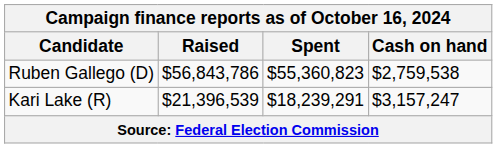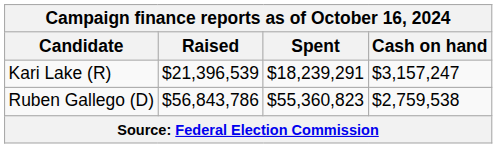rows swapped: (81, 73) <-> (60, 101)
